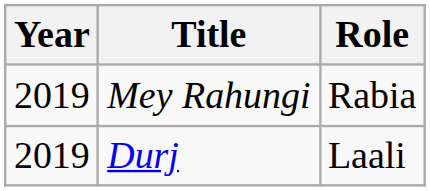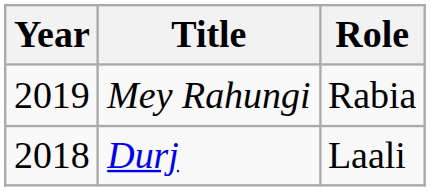(52, 154) 2019 -> (52, 154) 2018
